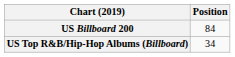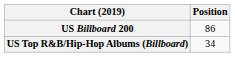(210, 28) 84 -> (210, 28) 86
